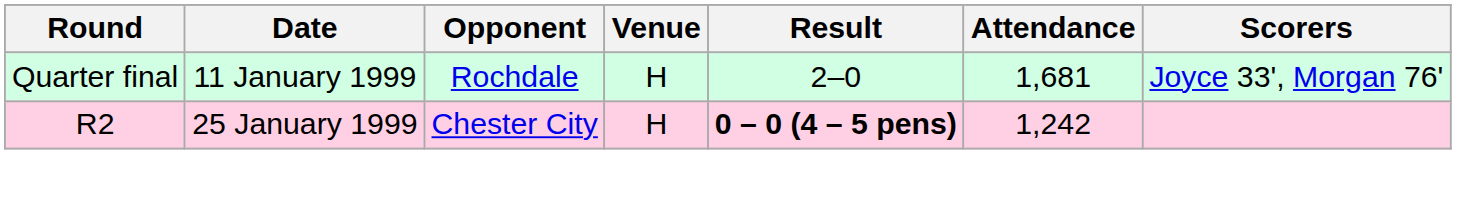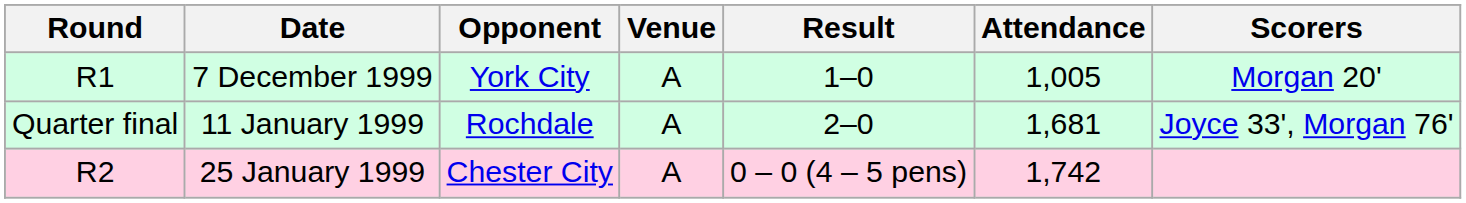+ row: (312, 76)
(656, 76) H -> (671, 124) A
(656, 124) H -> (671, 172) A
(836, 124) bold -> (848, 172) normal
(1053, 124) 1,242 -> (1063, 172) 1,742
